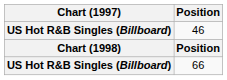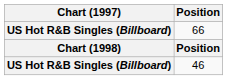rows swapped: (198, 30) <-> (198, 65)
